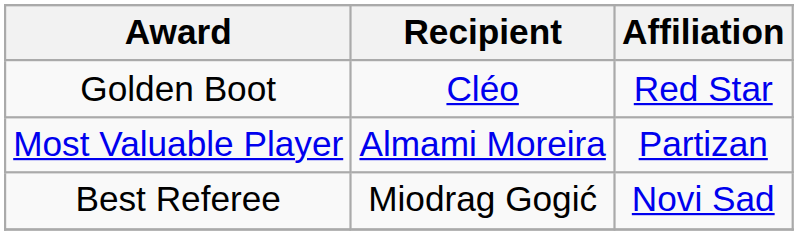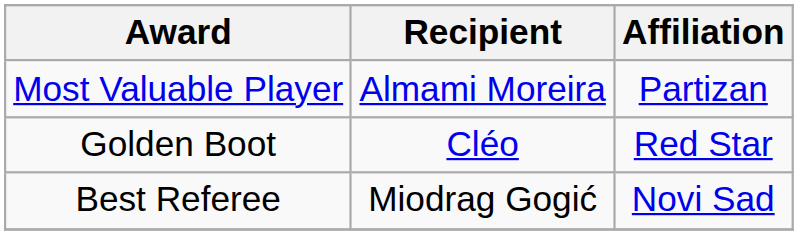rows swapped: (178, 144) <-> (178, 88)
